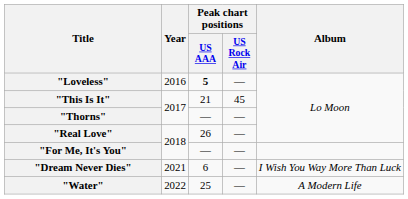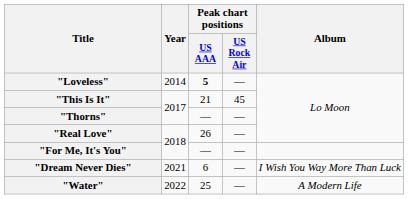(175, 81) 2016 -> (175, 81) 2014
